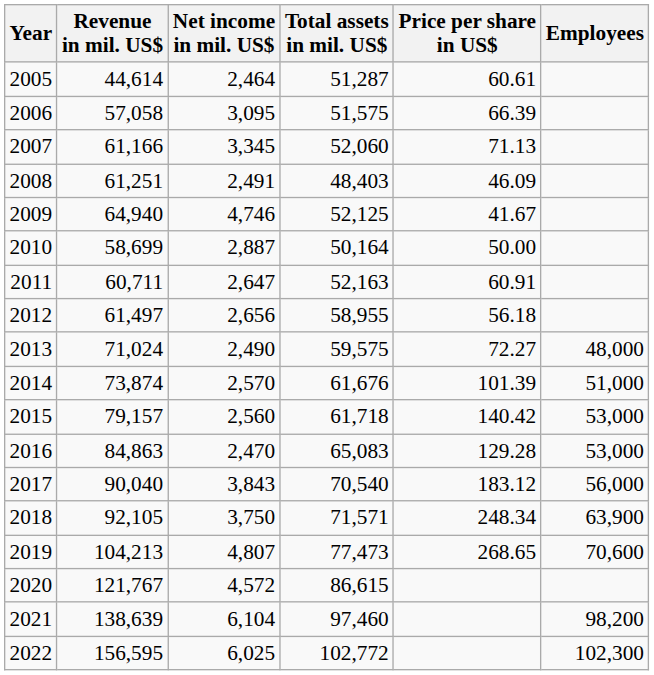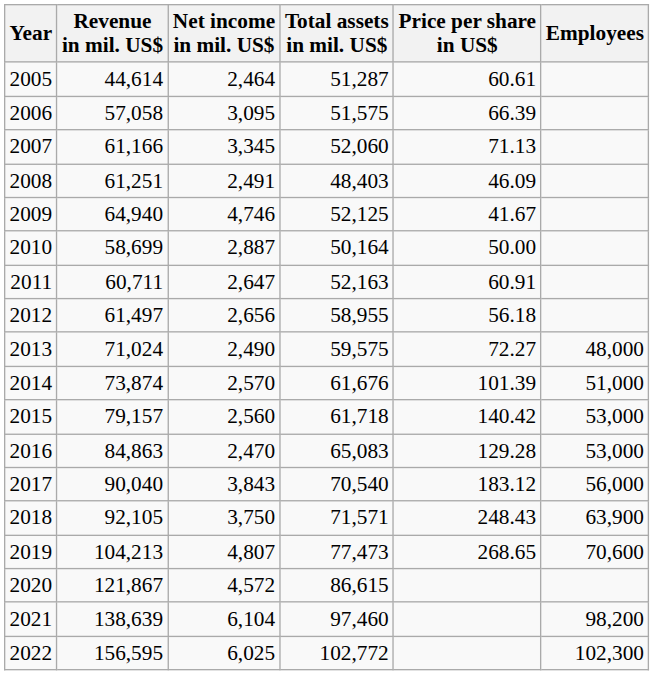(507, 517) 248.34 -> (507, 517) 248.43
(128, 585) 121,767 -> (128, 585) 121,867
